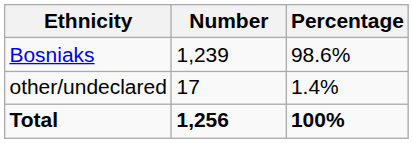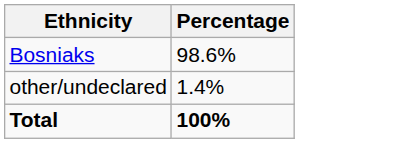- column: (229, 21)
